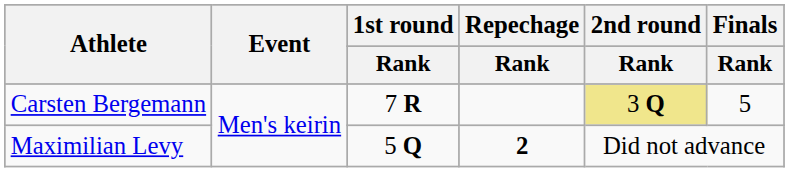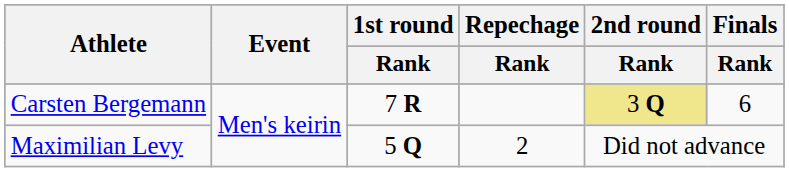(745, 104) 5 -> (745, 104) 6
(522, 145) bold -> (522, 145) normal
